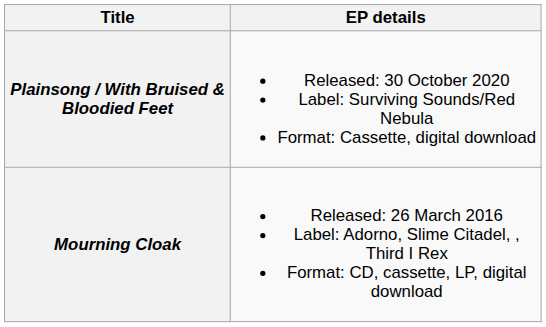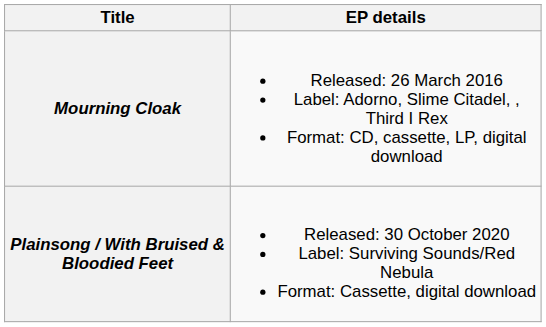rows swapped: (118, 244) <-> (118, 99)
